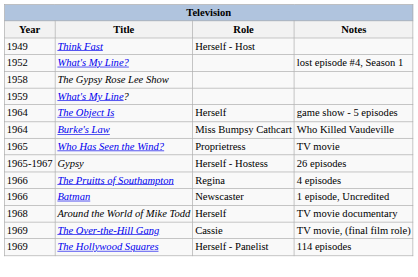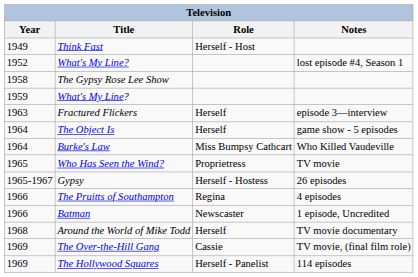+ row: (97, 113)
